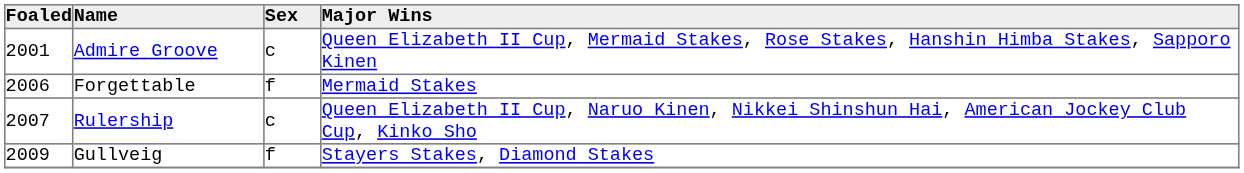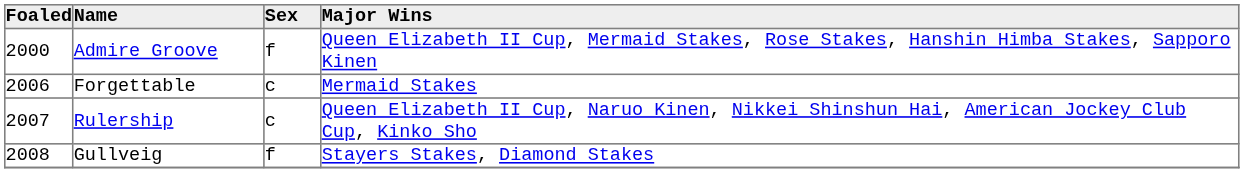(28, 51) 2001 -> (28, 51) 2000
(270, 51) c -> (270, 51) f
(270, 86) f -> (270, 86) c
(28, 156) 2009 -> (28, 156) 2008
